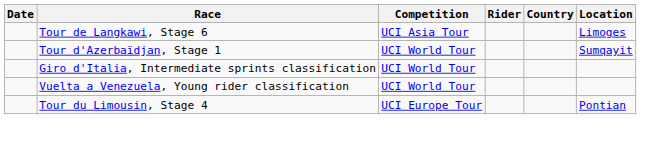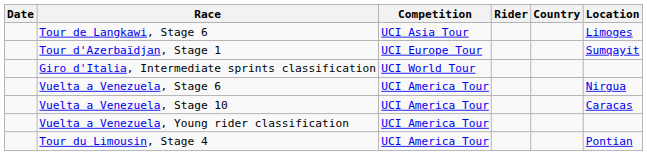(428, 50) UCI World Tour -> (432, 50) UCI Europe Tour
+ row: (130, 86)
+ row: (134, 105)
(428, 86) UCI World Tour -> (435, 123) UCI America Tour
(432, 105) UCI Europe Tour -> (435, 141) UCI America Tour
